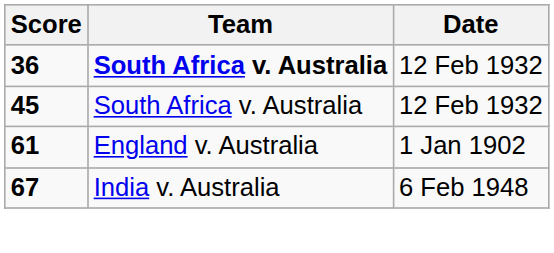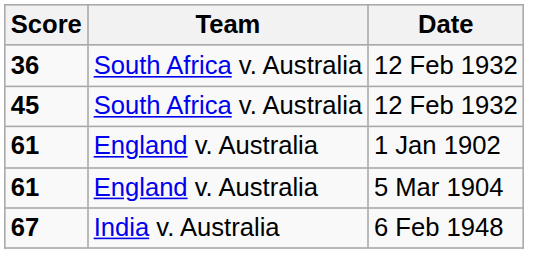(240, 65) bold -> (228, 65) normal
+ row: (25, 187)
